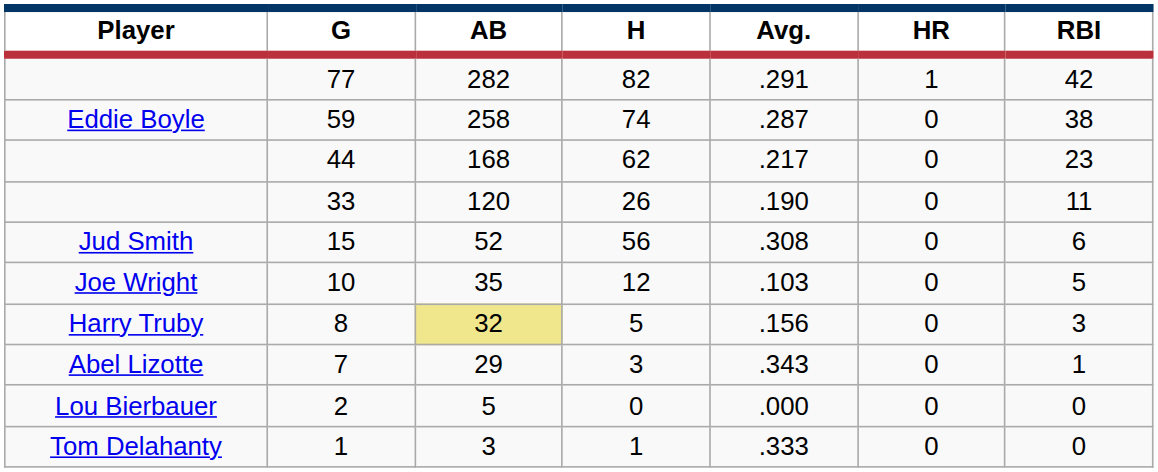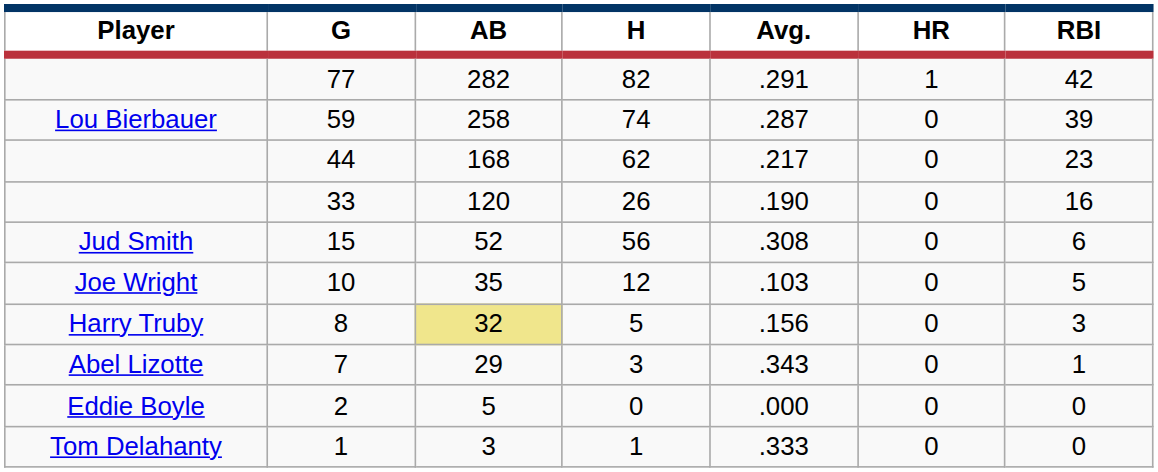(136, 119) Eddie Boyle -> (136, 119) Lou Bierbauer
(1079, 119) 38 -> (1079, 119) 39
(1079, 201) 11 -> (1079, 201) 16
(136, 405) Lou Bierbauer -> (136, 405) Eddie Boyle
